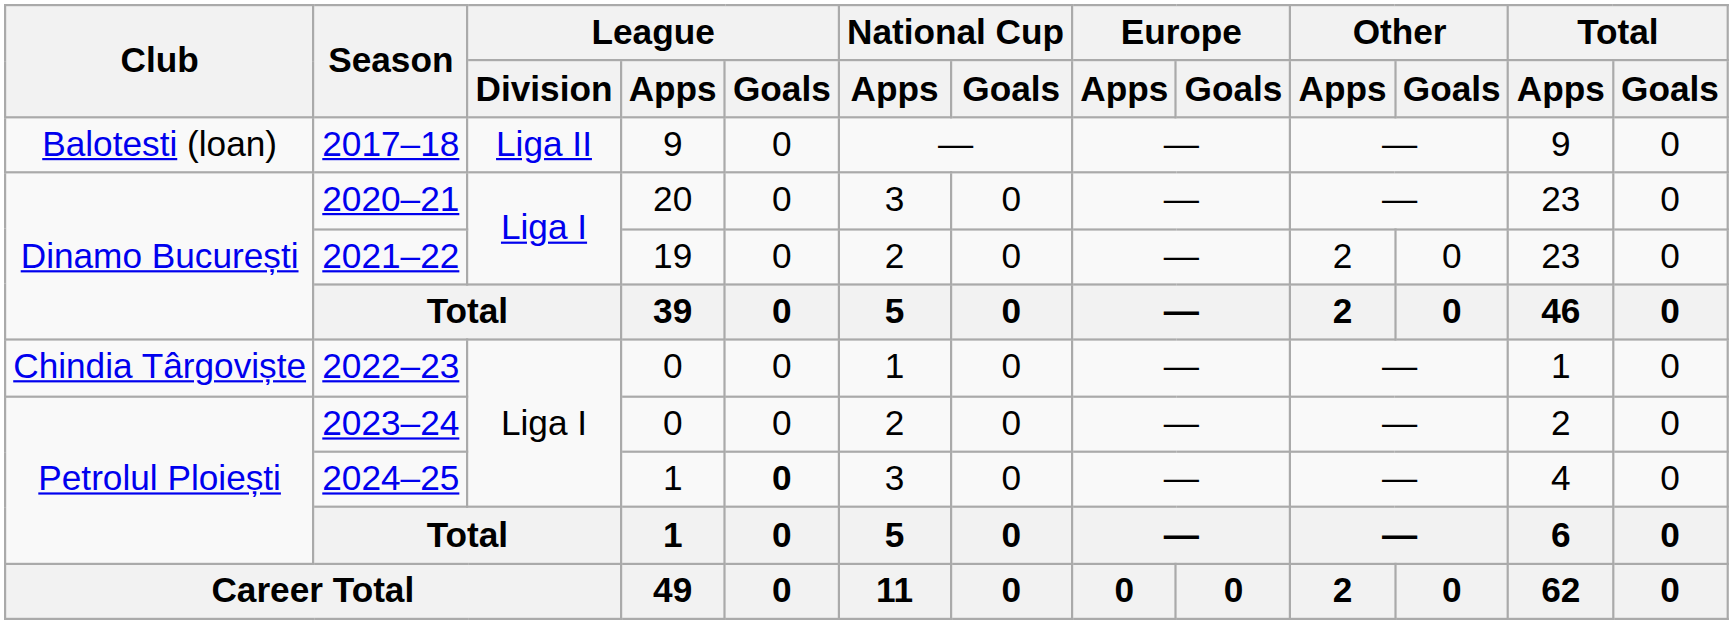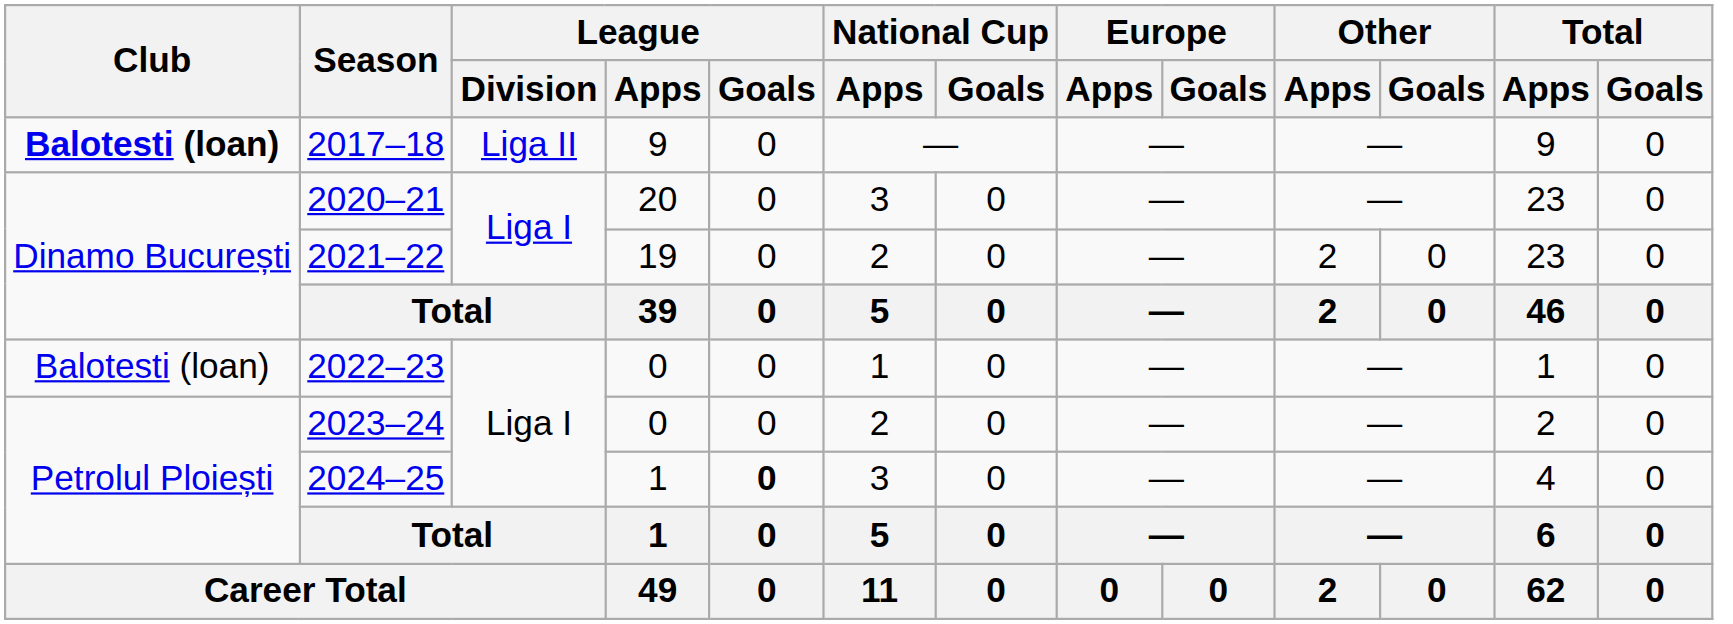(160, 144) normal -> (152, 144) bold
(160, 367) Chindia Târgoviște -> (152, 367) Balotesti (loan)
